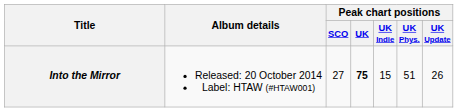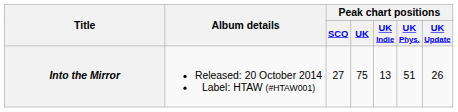(362, 76) bold -> (362, 76) normal
(385, 76) 15 -> (385, 76) 13
